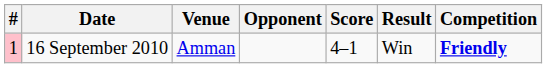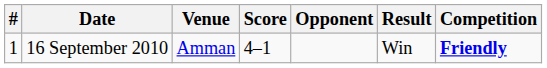columns swapped: (283, 18) <-> (352, 18)
(13, 47) pink background -> (13, 47) no background
